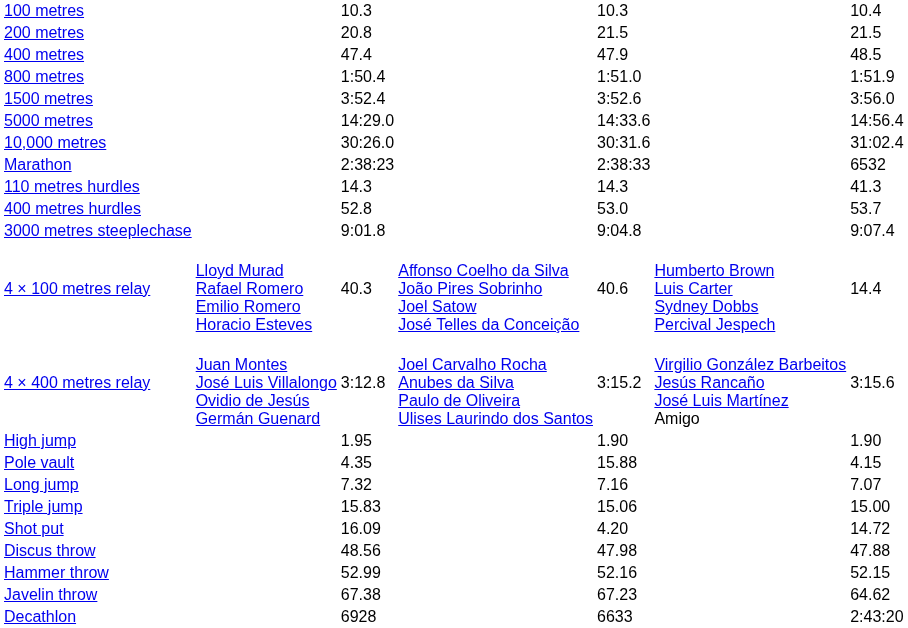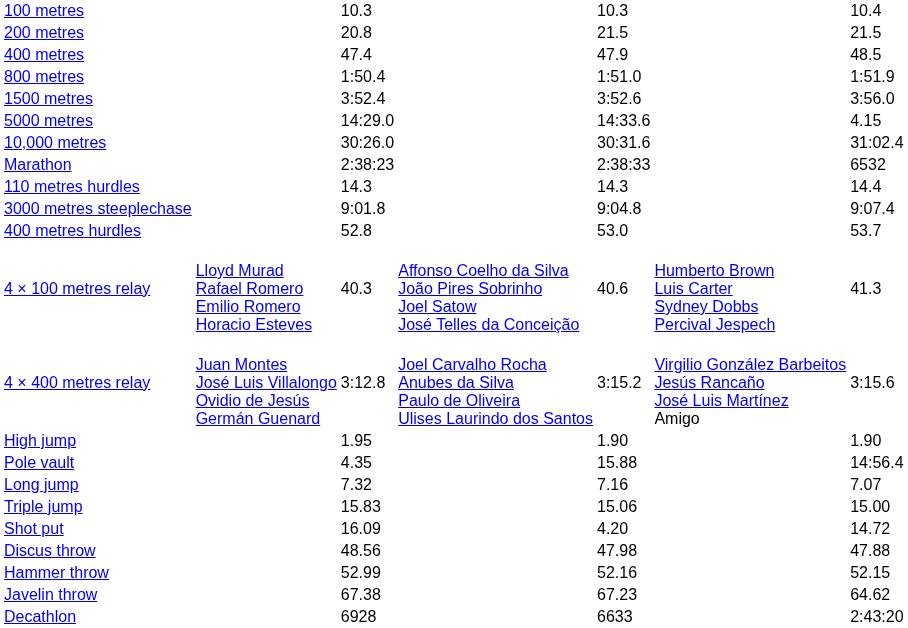(877, 120) 14:56.4 -> (866, 120) 4.15
(866, 186) 41.3 -> (866, 186) 14.4
rows swapped: (72, 208) <-> (98, 230)
(866, 288) 14.4 -> (866, 288) 41.3
(866, 462) 4.15 -> (877, 462) 14:56.4
